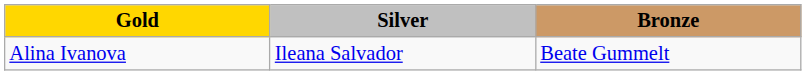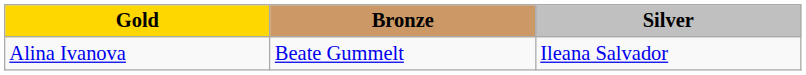columns swapped: (403, 20) <-> (668, 20)
